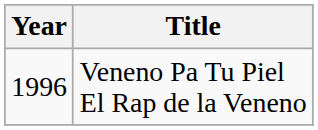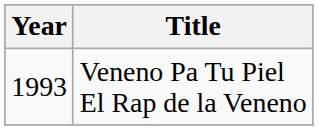(39, 86) 1996 -> (39, 86) 1993
